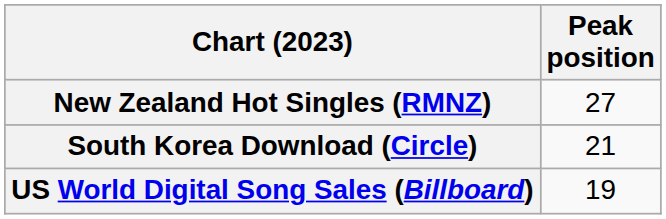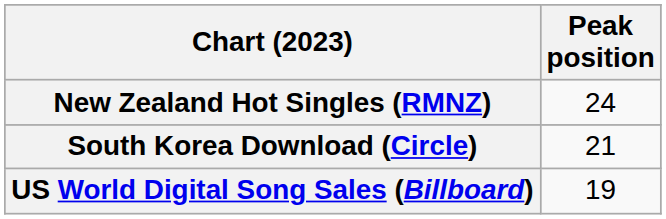(601, 102) 27 -> (601, 102) 24
